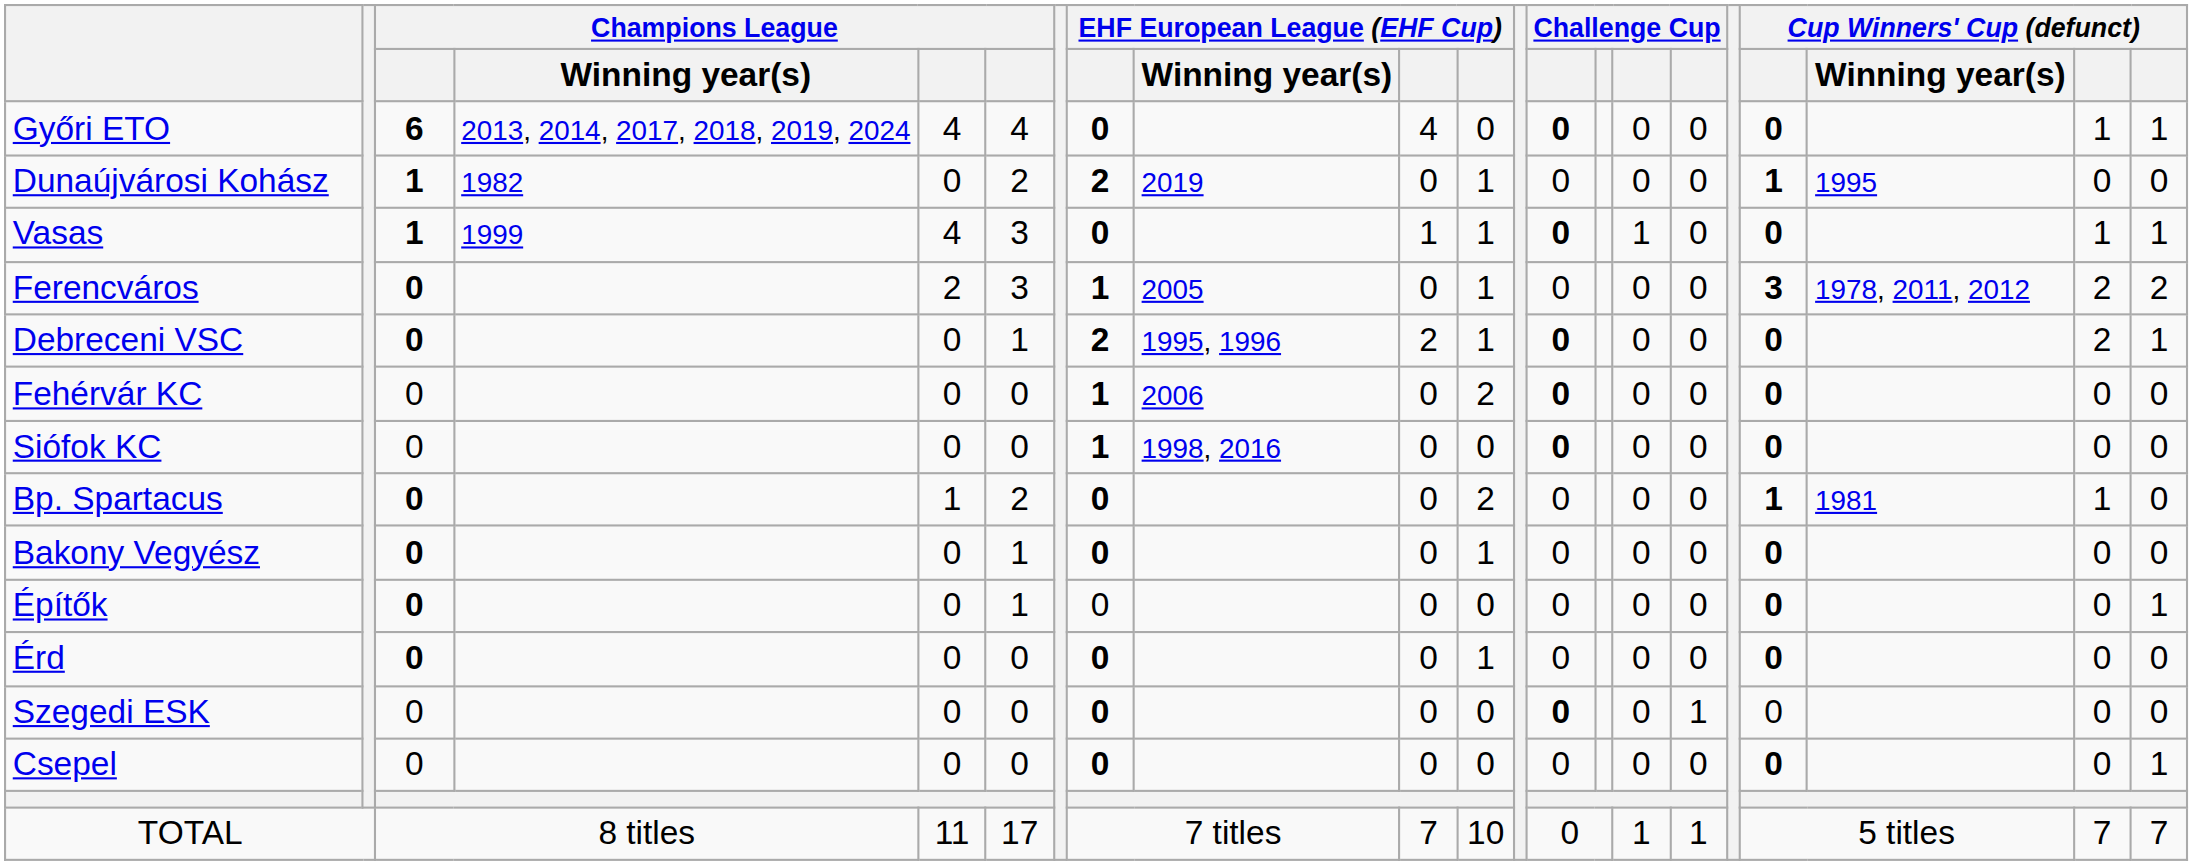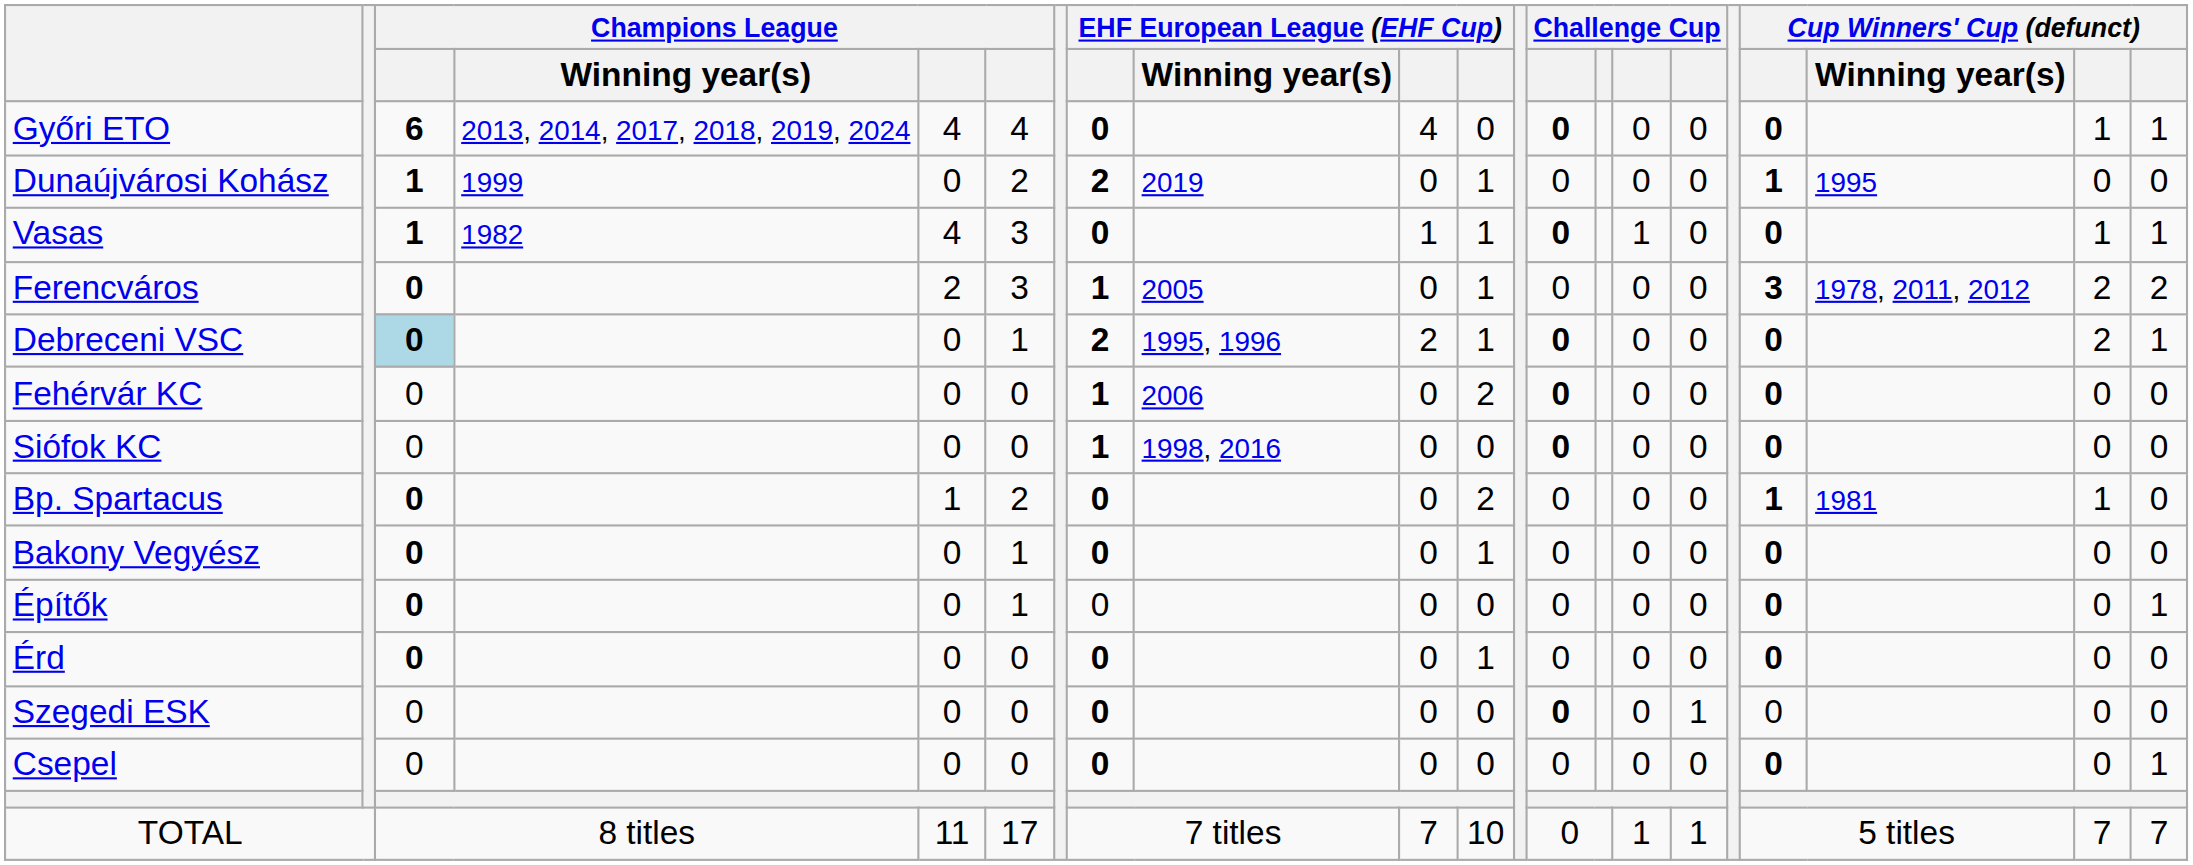(492, 183) 1982 -> (492, 183) 1999
(492, 236) 1999 -> (492, 236) 1982
(414, 340) no background -> (414, 340) lightblue background
